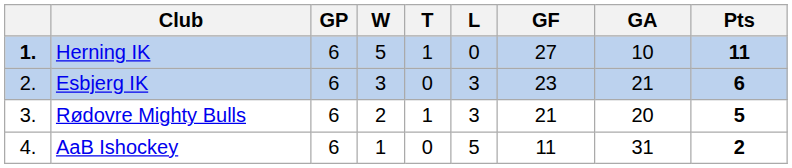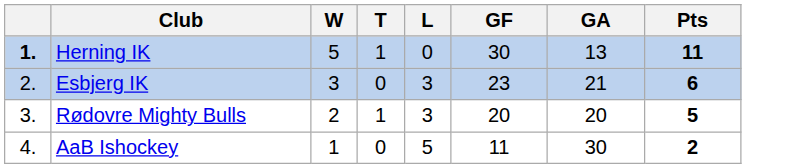- column: (334, 20)
(546, 52) 27 -> (499, 52) 30
(643, 52) 10 -> (596, 52) 13
(546, 115) 21 -> (499, 115) 20
(643, 147) 31 -> (596, 147) 30
